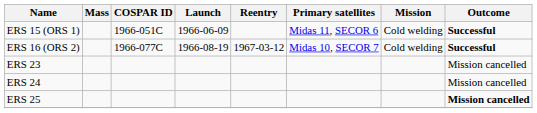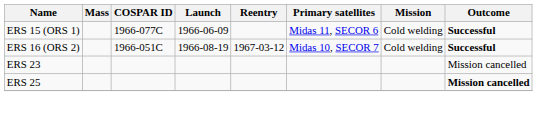(138, 30) 1966-051C -> (138, 30) 1966-077C
(138, 47) 1966-077C -> (138, 47) 1966-051C
- row: (24, 82)
